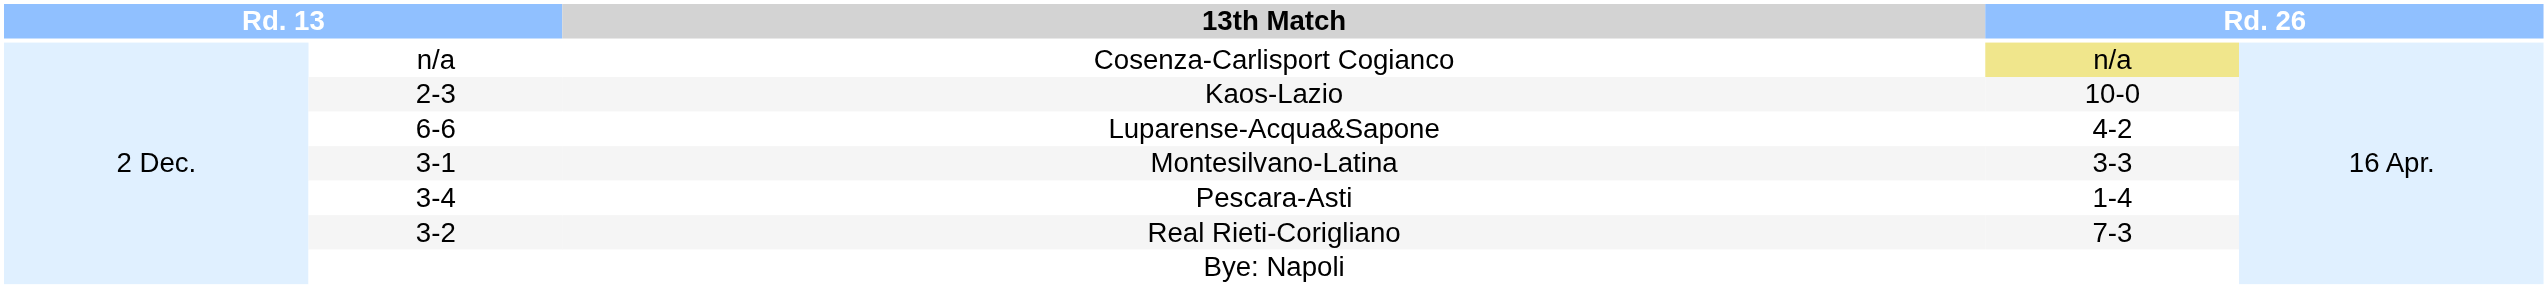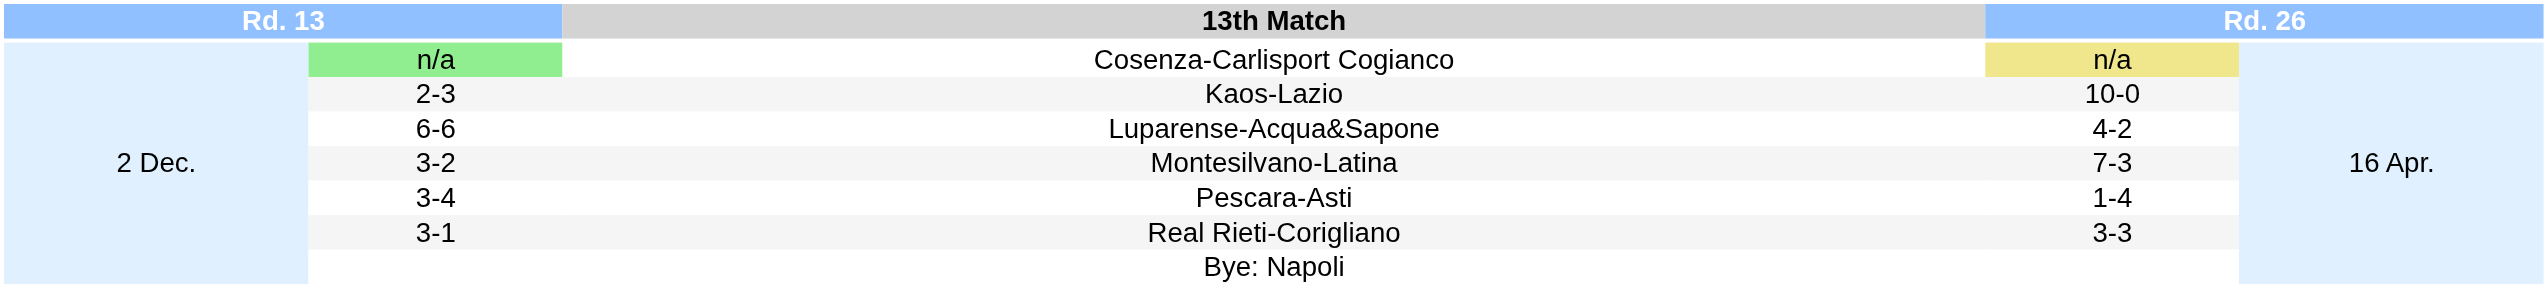(436, 60) no background -> (436, 60) lightgreen background
(436, 163) 3-1 -> (436, 163) 3-2
(2112, 163) 3-3 -> (2112, 163) 7-3
(436, 232) 3-2 -> (436, 232) 3-1
(2112, 232) 7-3 -> (2112, 232) 3-3
